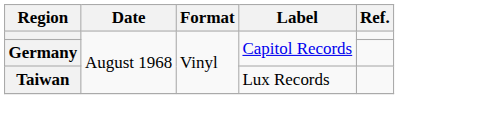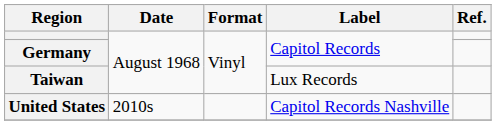+ row: (57, 106)
